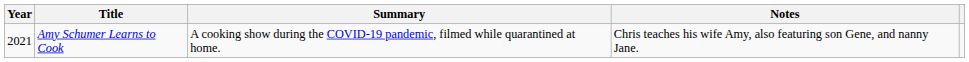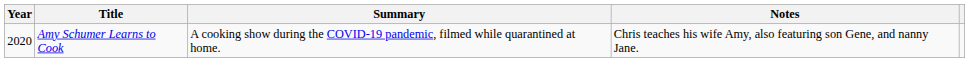(20, 40) 2021 -> (20, 40) 2020
